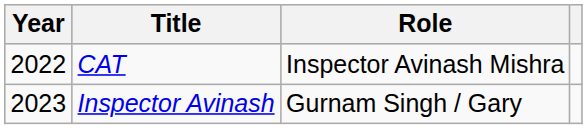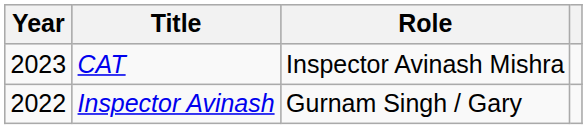(38, 63) 2022 -> (38, 63) 2023
(38, 103) 2023 -> (38, 103) 2022
